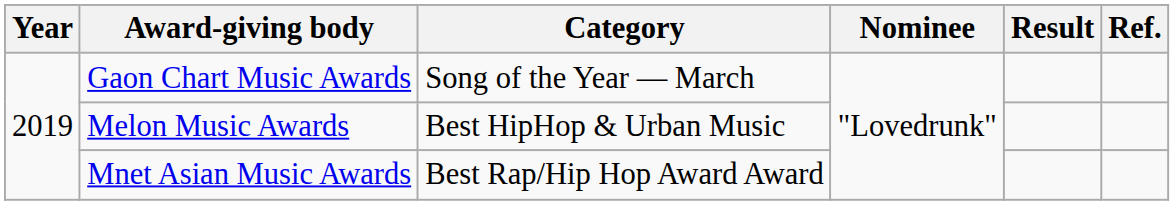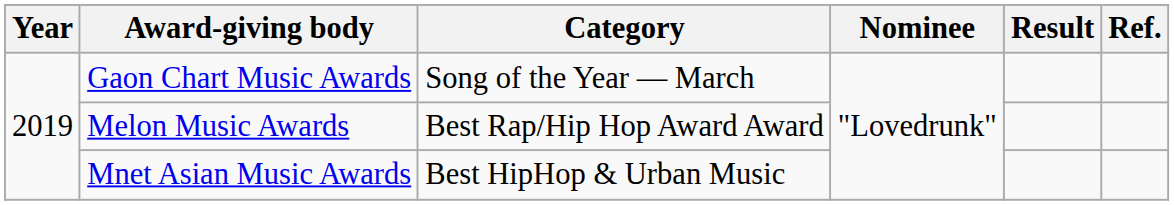(605, 125) Best HipHop & Urban Music -> (625, 125) Best Rap/Hip Hop Award Award
(625, 174) Best Rap/Hip Hop Award Award -> (605, 174) Best HipHop & Urban Music
